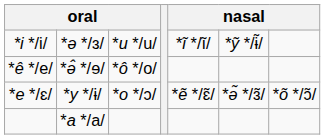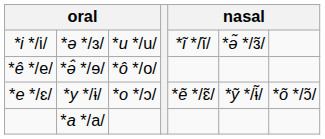(244, 43) *ỹ */ɨ̃/ -> (244, 43) *ə̃ */ɜ̃/
(244, 95) *ə̃ */ɜ̃/ -> (244, 95) *ỹ */ɨ̃/
